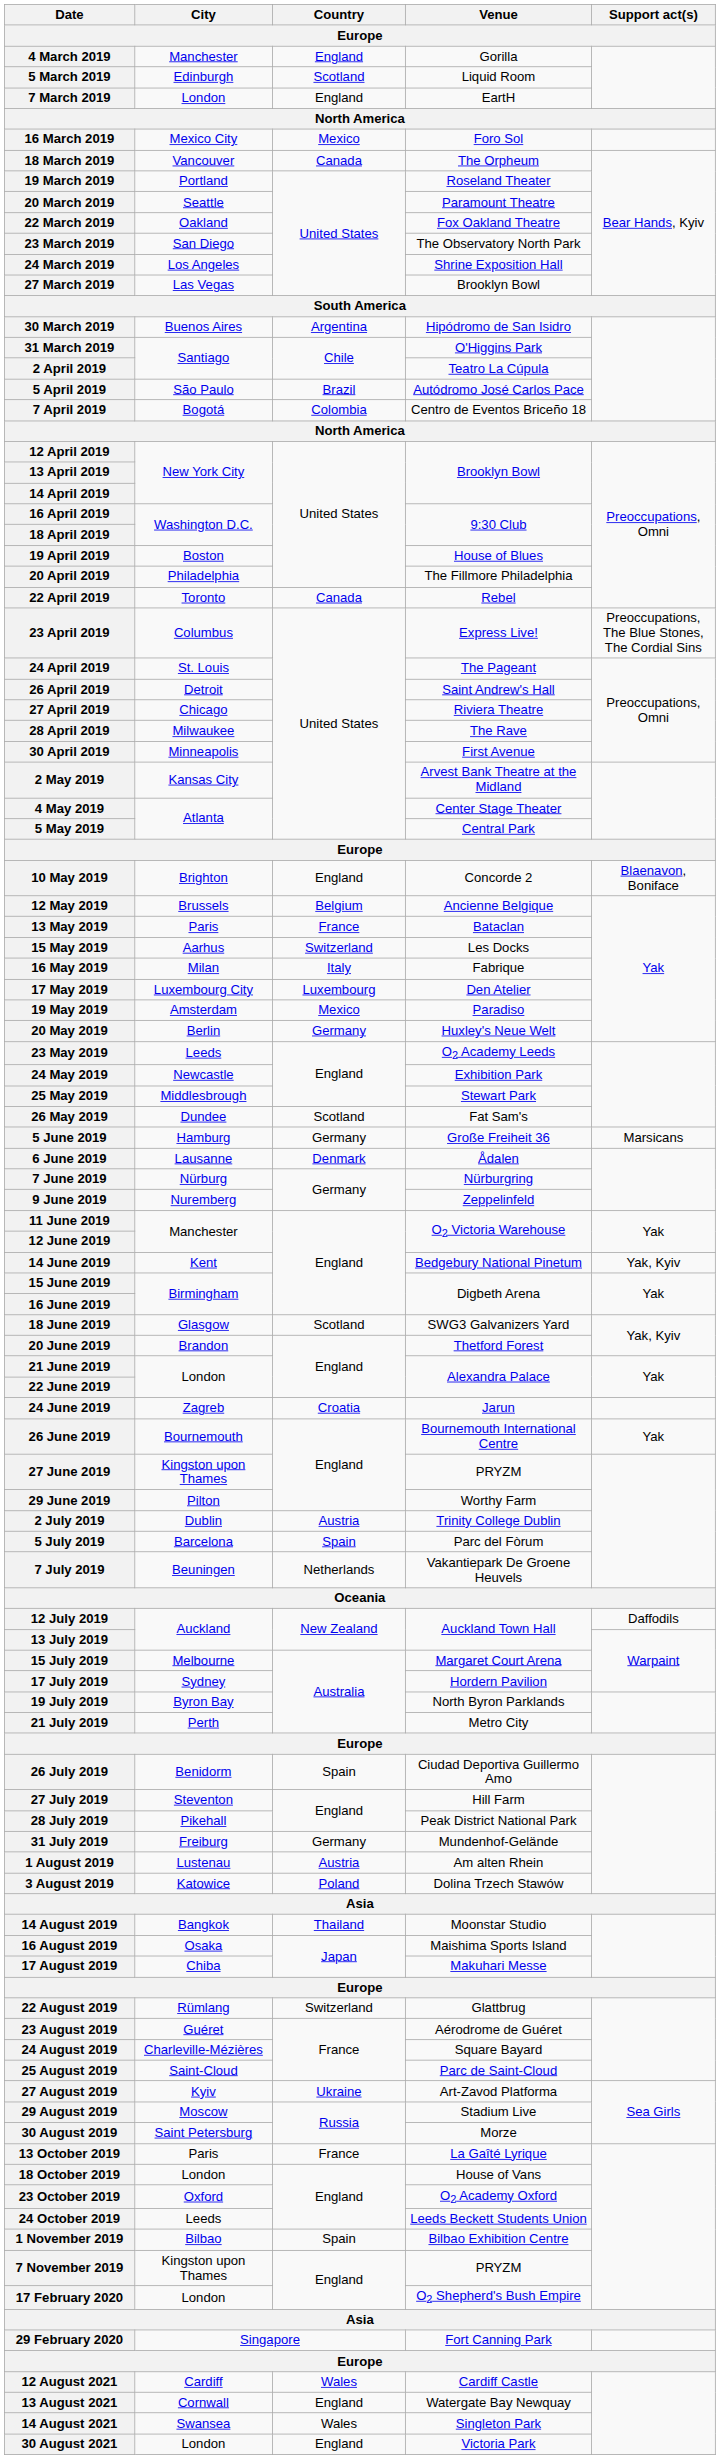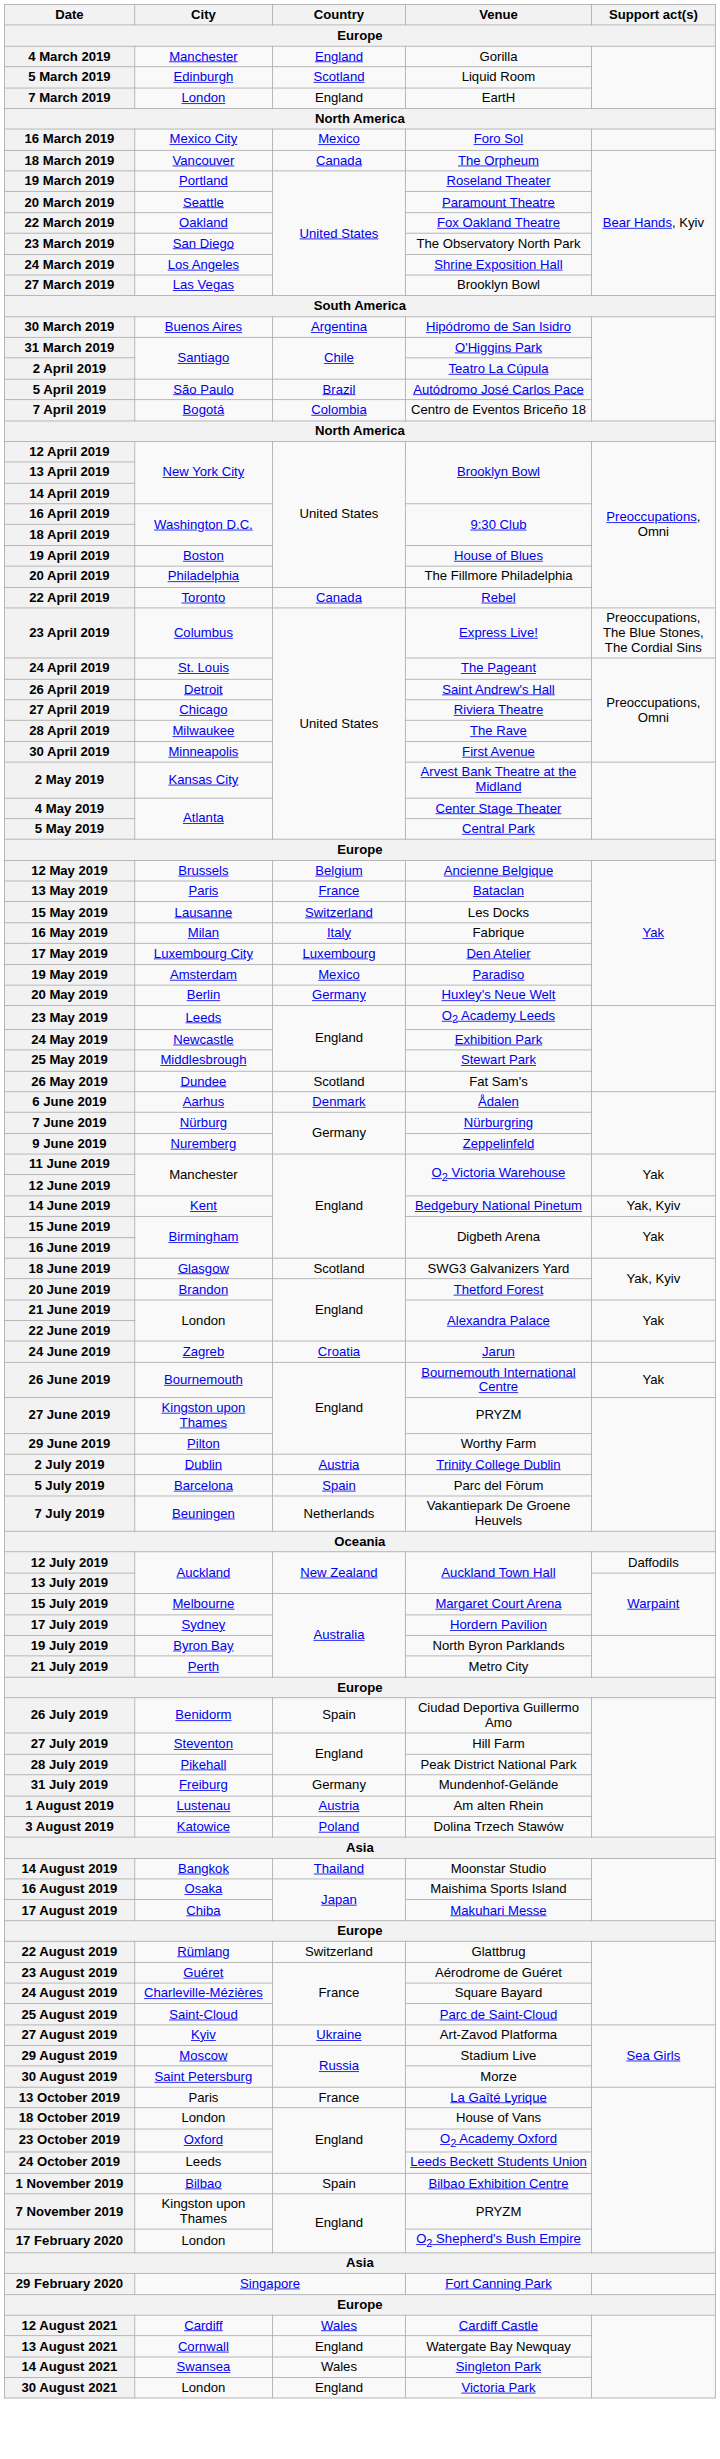- row: (69, 878)
(203, 947) Aarhus -> (203, 912) Lausanne
- row: (69, 1137)
(203, 1158) Lausanne -> (203, 1102) Aarhus
